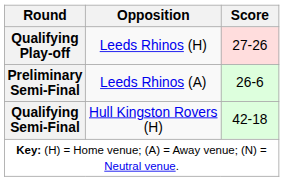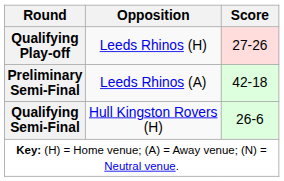(250, 83) 26-6 -> (250, 83) 42-18
(250, 120) 42-18 -> (250, 120) 26-6
